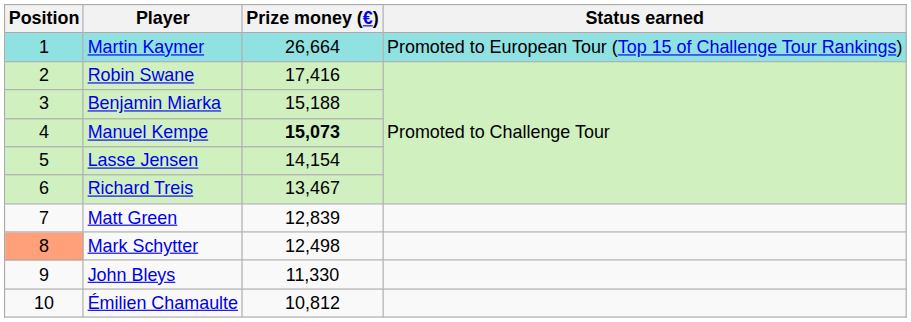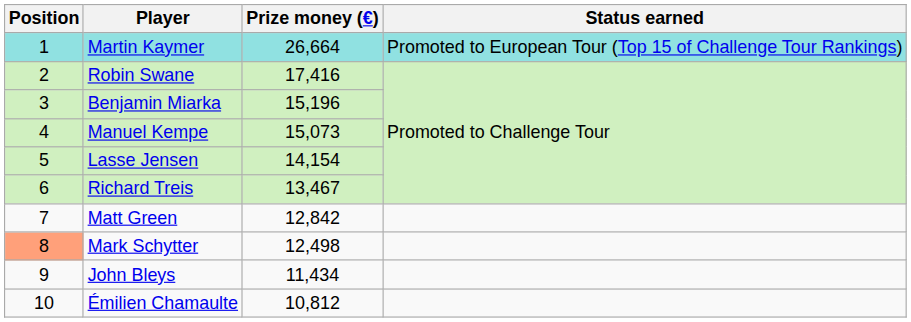(313, 103) 15,188 -> (313, 103) 15,196
(313, 132) bold -> (313, 132) normal
(313, 217) 12,839 -> (313, 217) 12,842
(313, 274) 11,330 -> (313, 274) 11,434
